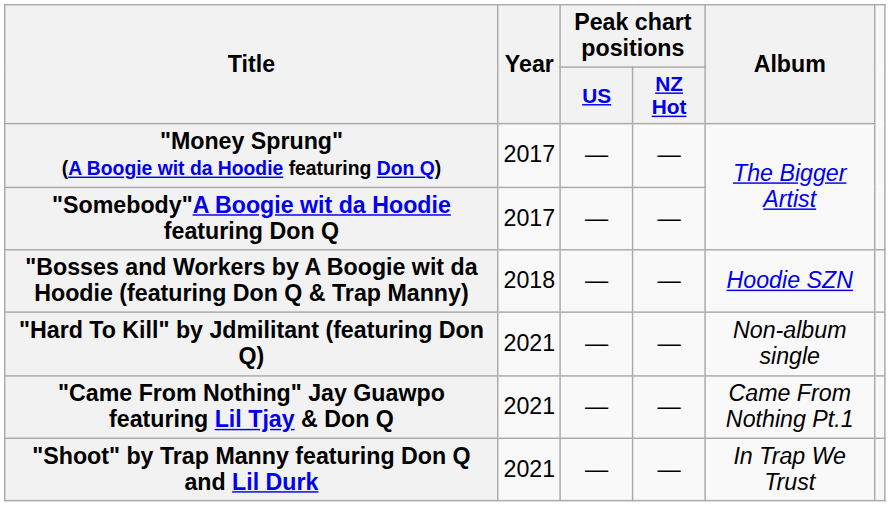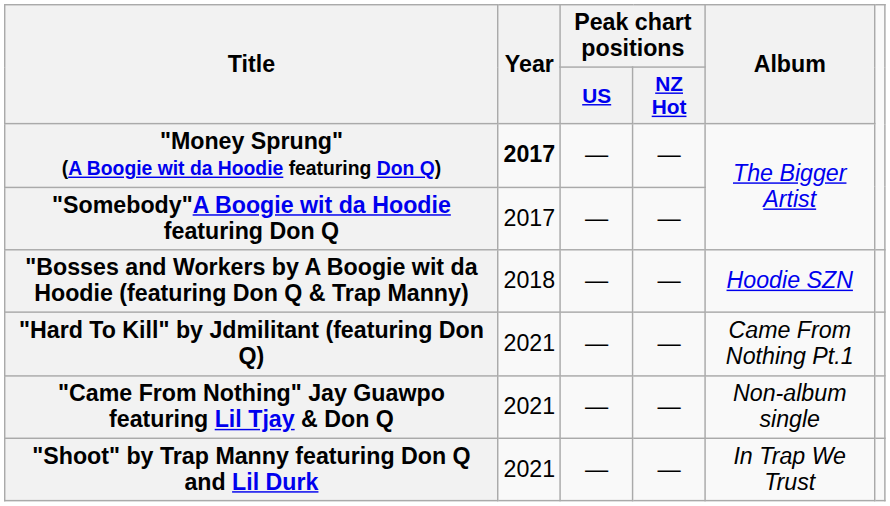(529, 155) normal -> (529, 155) bold
(790, 343) Non-album single -> (790, 343) Came From Nothing Pt.1
(790, 406) Came From Nothing Pt.1 -> (790, 406) Non-album single
